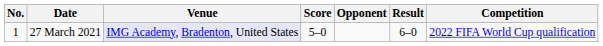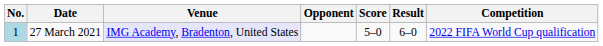columns swapped: (362, 13) <-> (318, 13)
(16, 32) no background -> (16, 32) lightblue background
